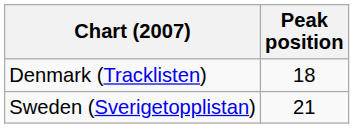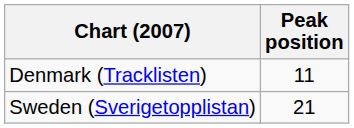(304, 75) 18 -> (304, 75) 11
